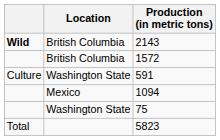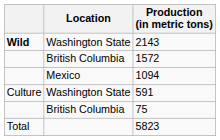(85, 42) British Columbia -> (88, 42) Washington State
rows swapped: (147, 93) <-> (144, 76)
(88, 110) Washington State -> (85, 110) British Columbia
